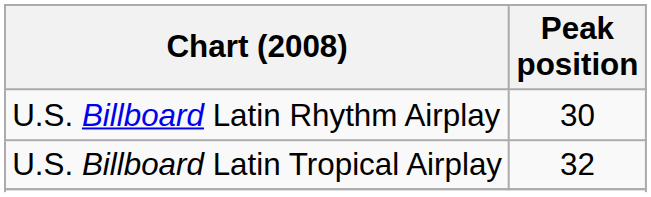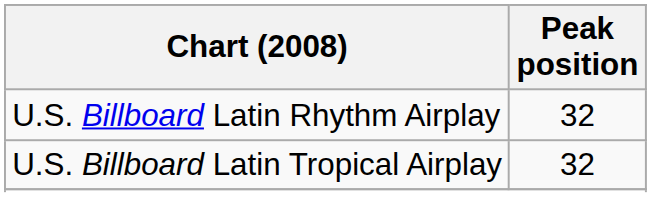(577, 114) 30 -> (577, 114) 32
